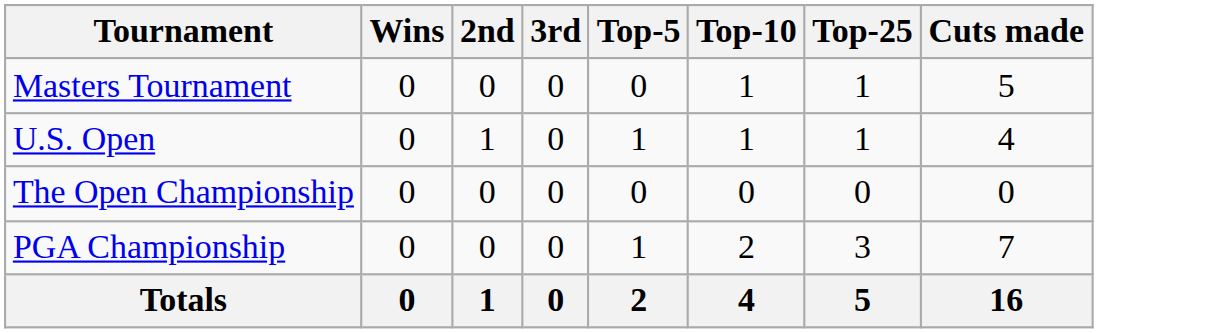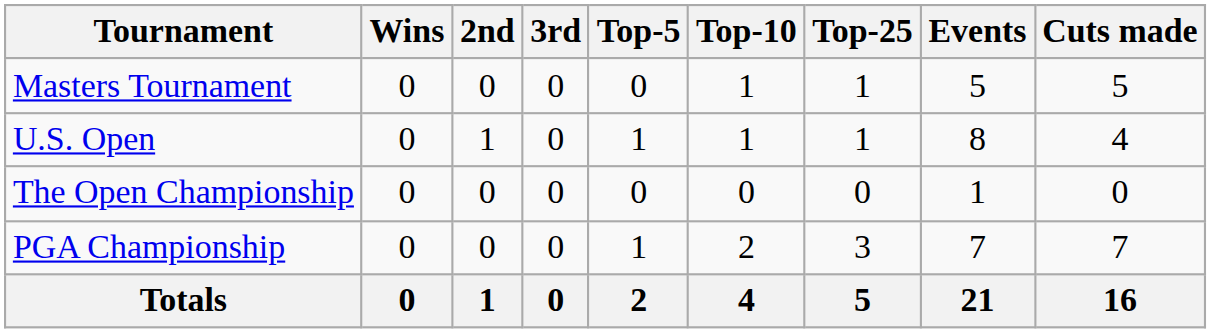+ column: (977, 31)
